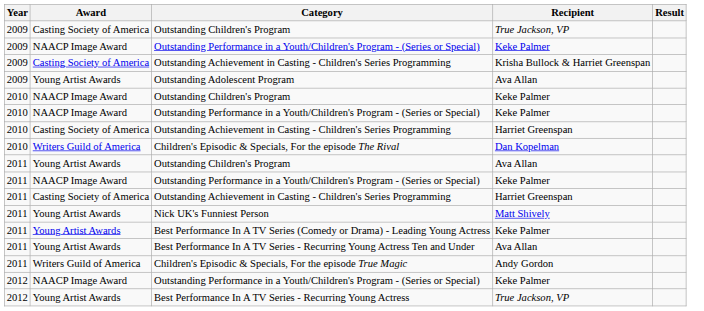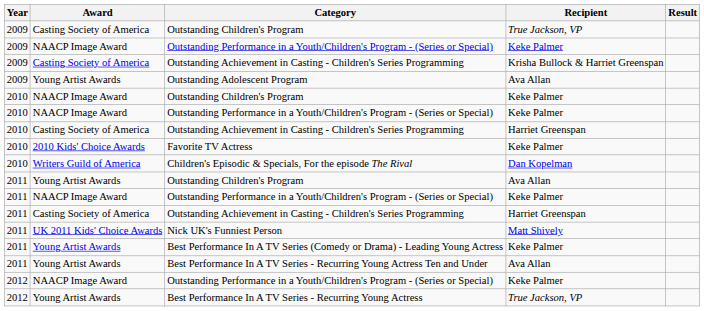+ row: (17, 146)
(77, 213) Young Artist Awards -> (98, 230) UK 2011 Kids' Choice Awards
- row: (17, 264)
